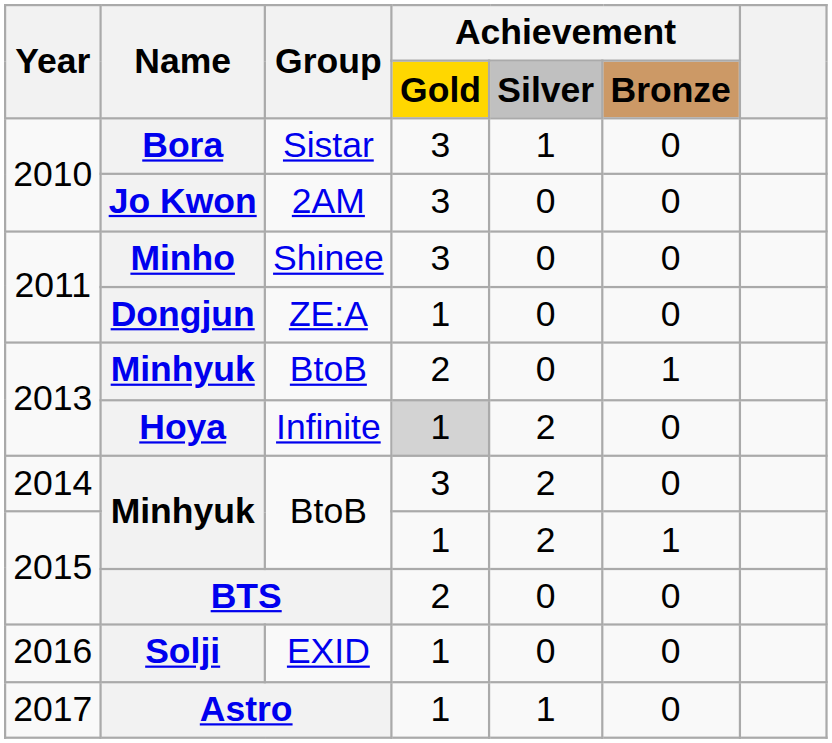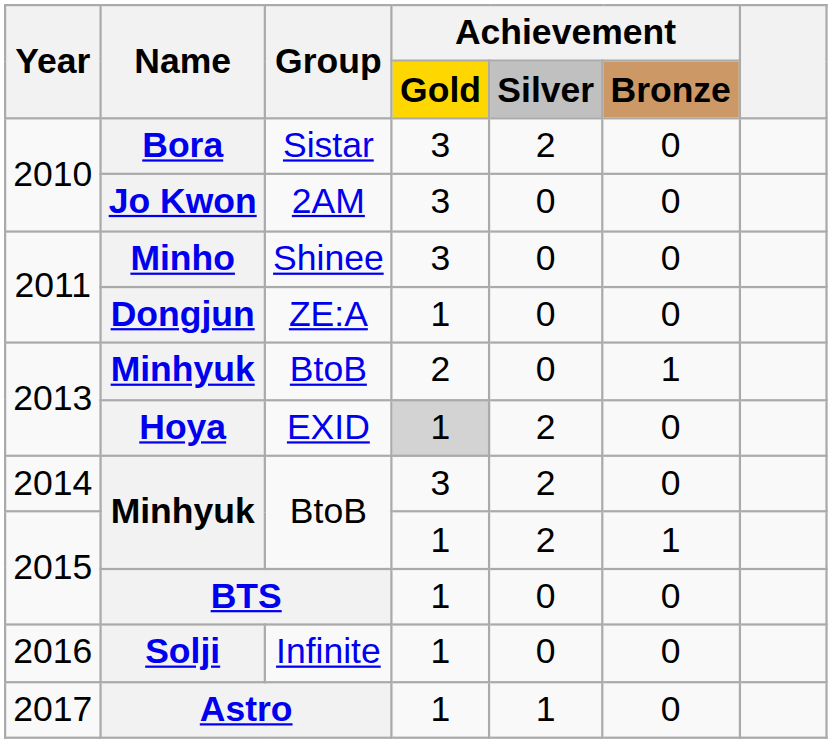(546, 145) 1 -> (546, 145) 2
(328, 426) Infinite -> (328, 426) EXID
(441, 595) 2 -> (441, 595) 1
(328, 652) EXID -> (328, 652) Infinite
